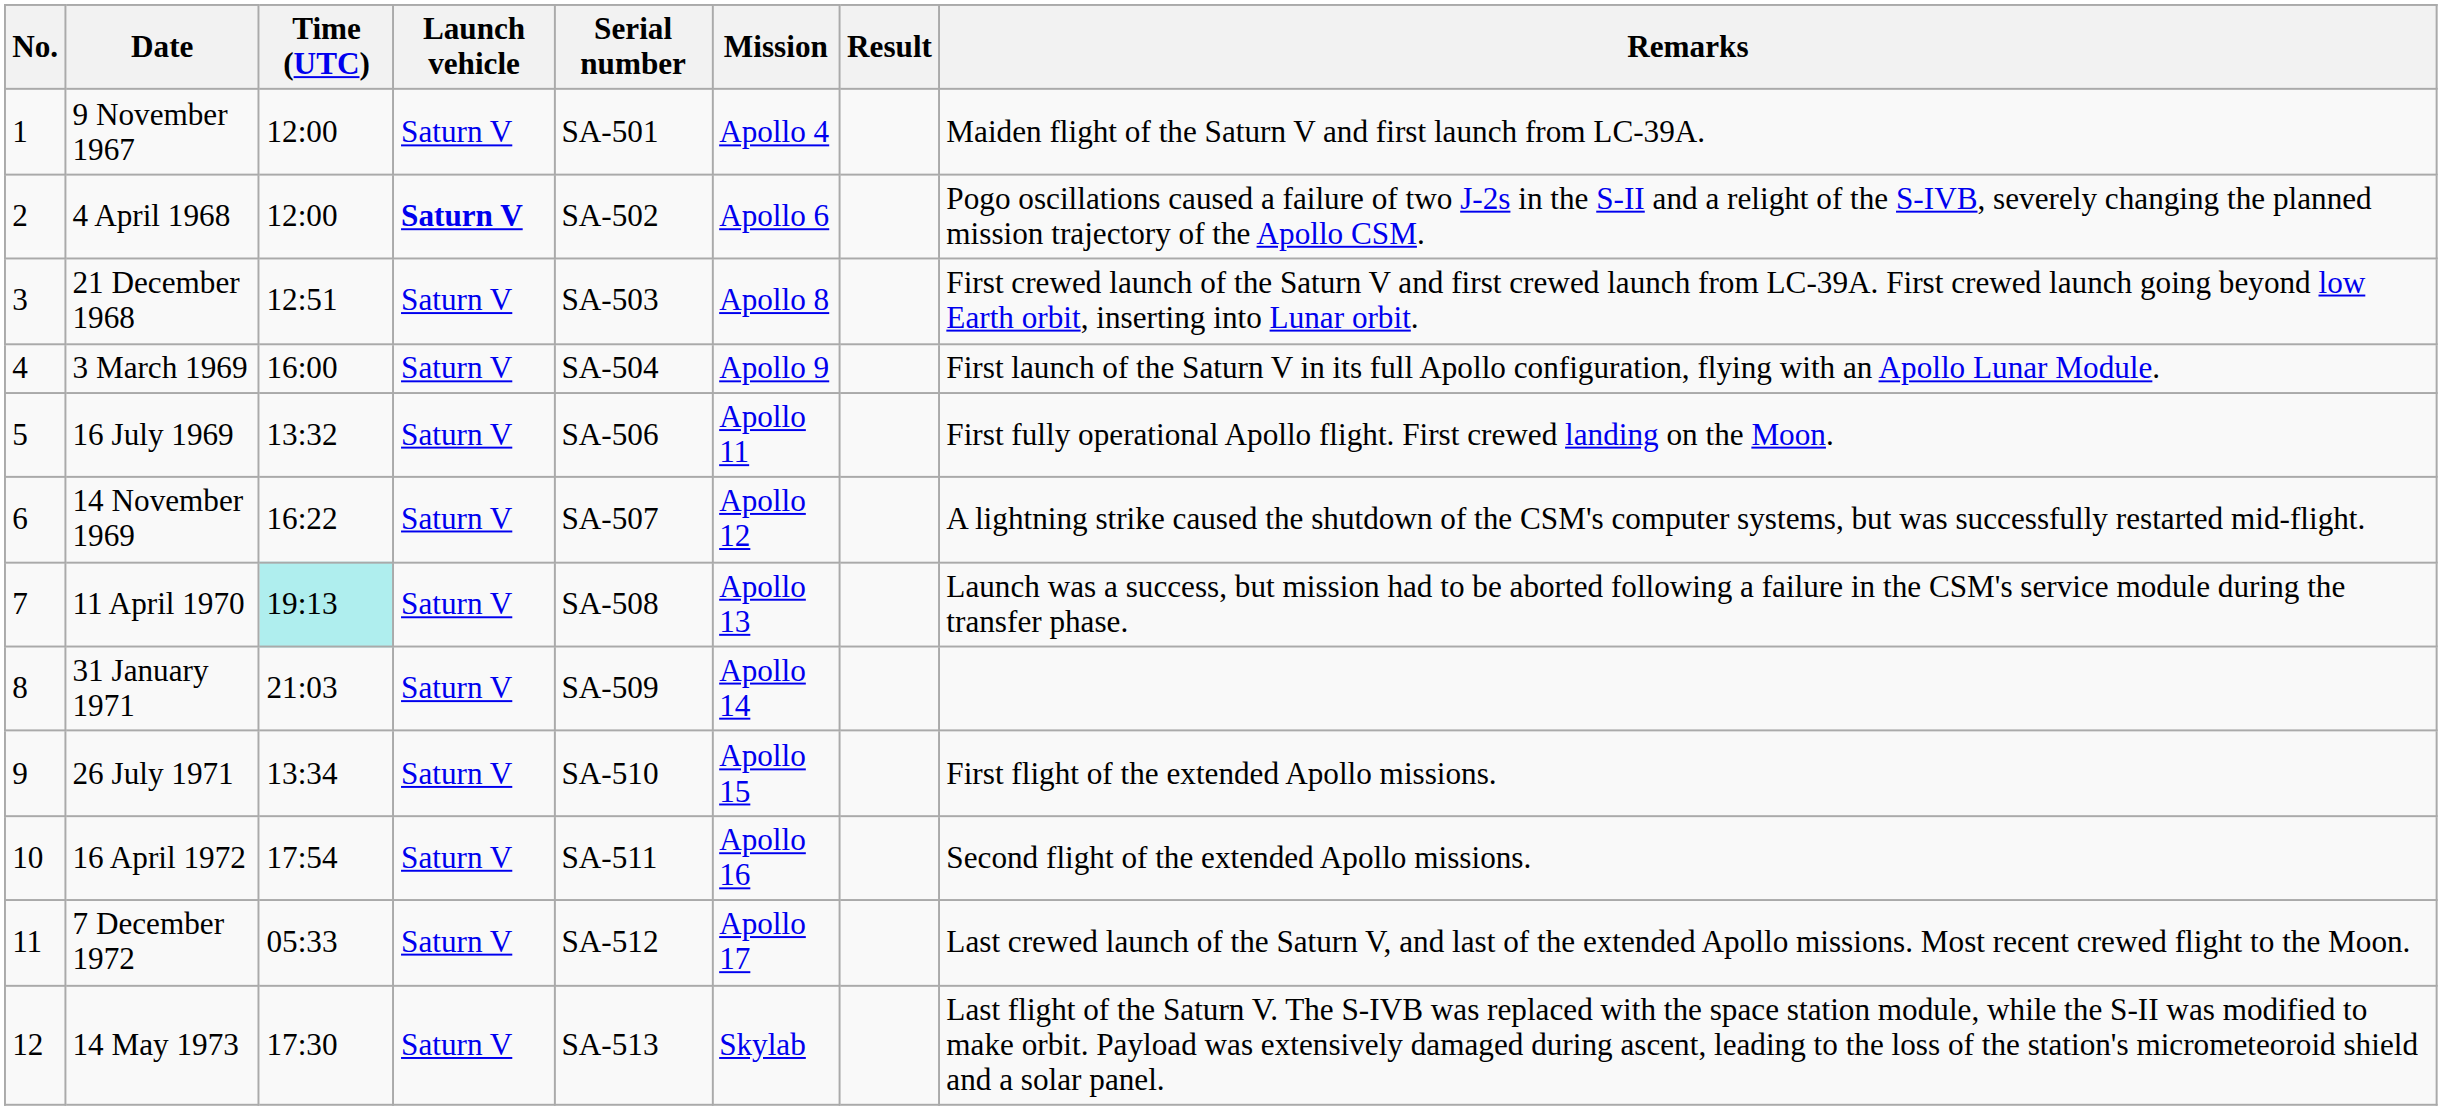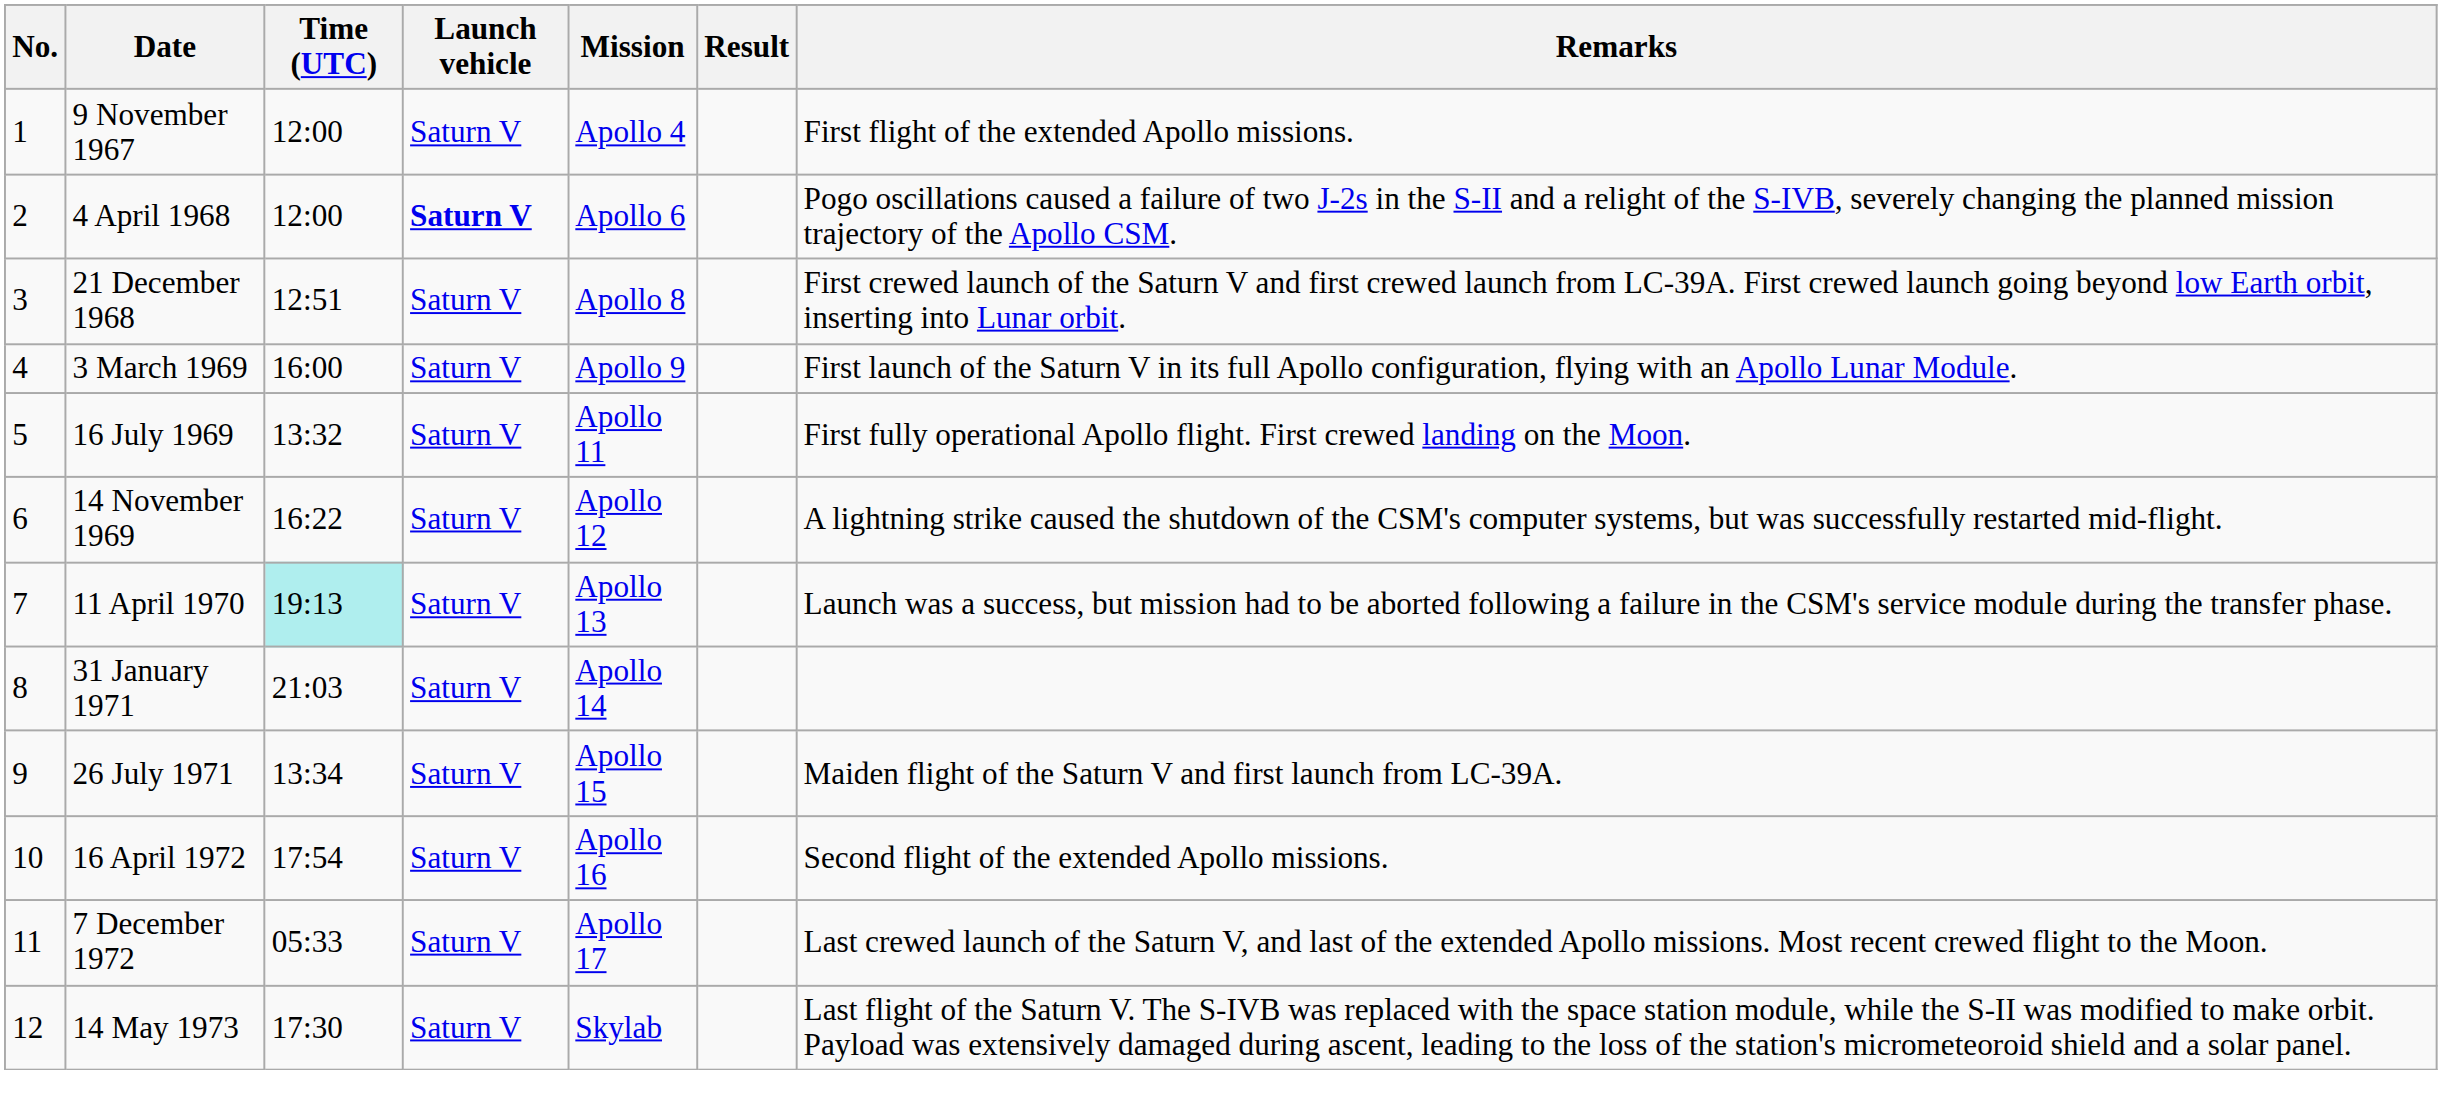- column: (633, 46)
(1326, 131) Maiden flight of the Saturn V and first launch from LC-39A. -> (1079, 131) First flight of the extended Apollo missions.
(1222, 772) First flight of the extended Apollo missions. -> (1183, 772) Maiden flight of the Saturn V and first launch from LC-39A.
